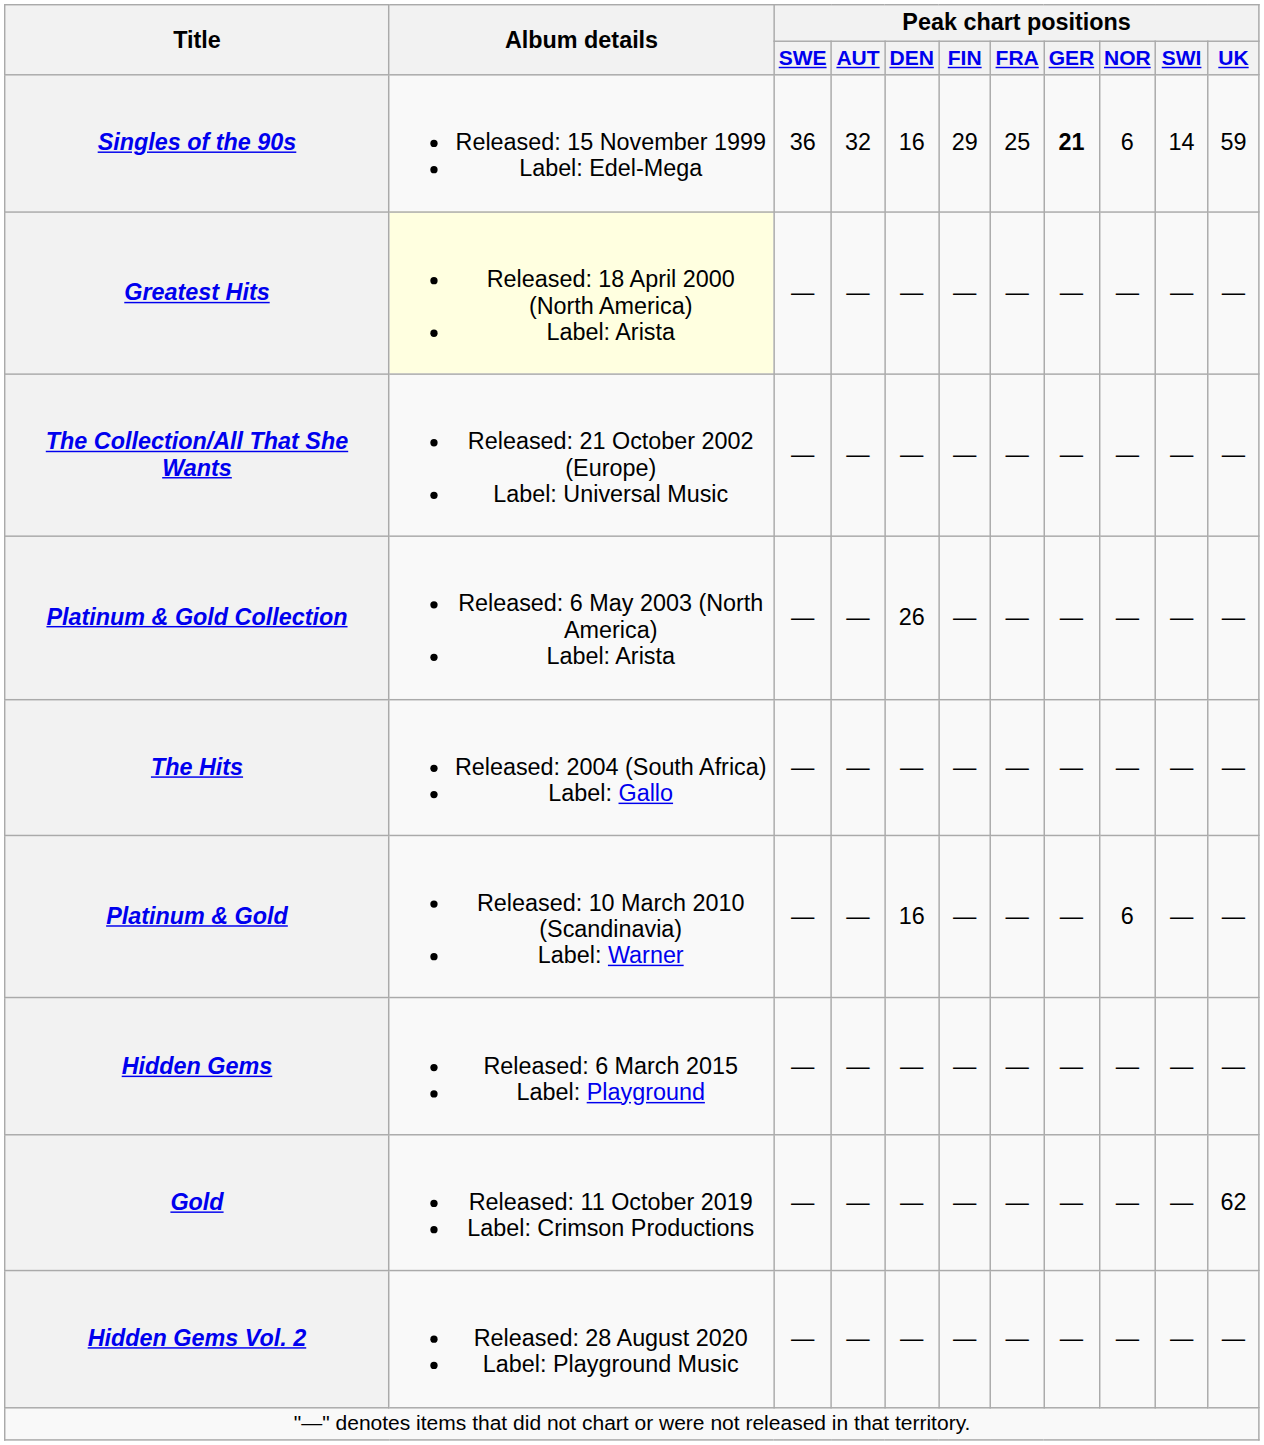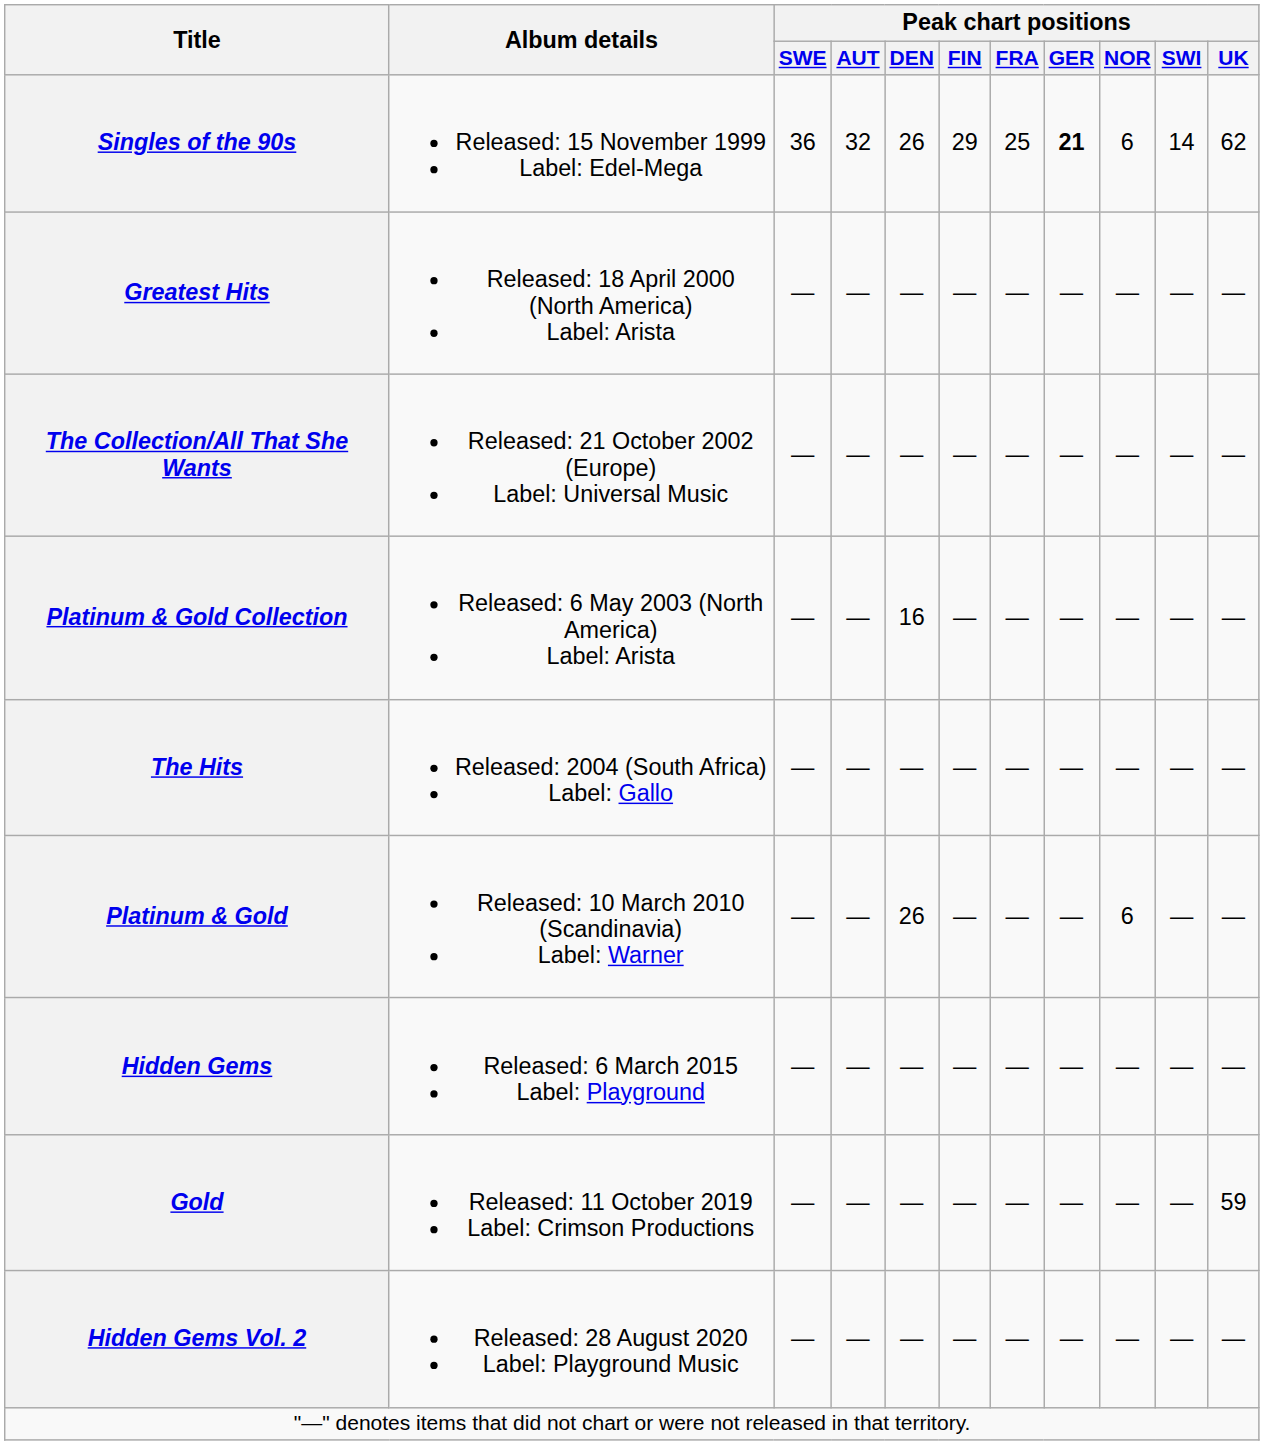(912, 142) 16 -> (912, 142) 26
(1233, 142) 59 -> (1233, 142) 62
(582, 306) lightyellow background -> (582, 306) no background
(912, 617) 26 -> (912, 617) 16
(912, 916) 16 -> (912, 916) 26
(1233, 1202) 62 -> (1233, 1202) 59
